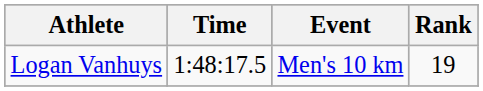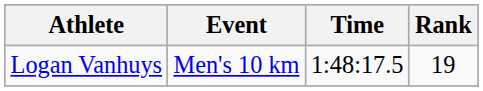columns swapped: (340, 24) <-> (220, 24)
